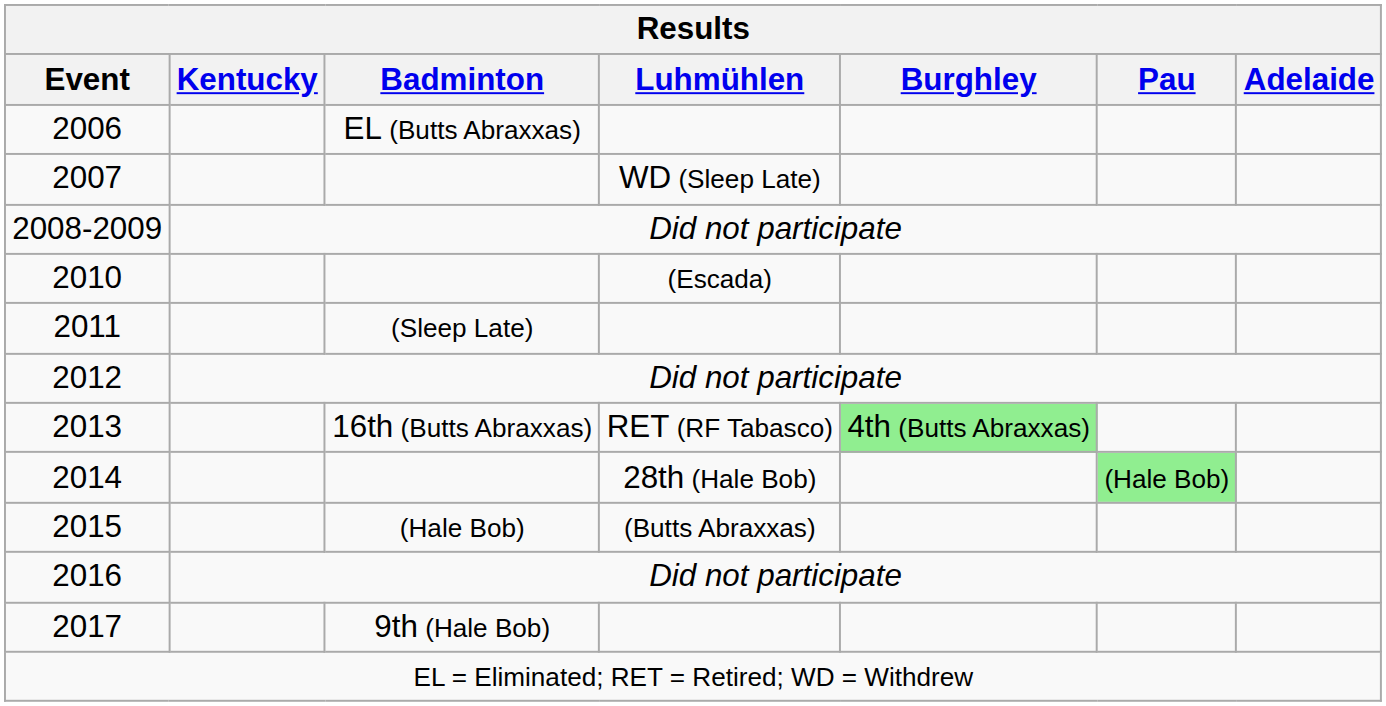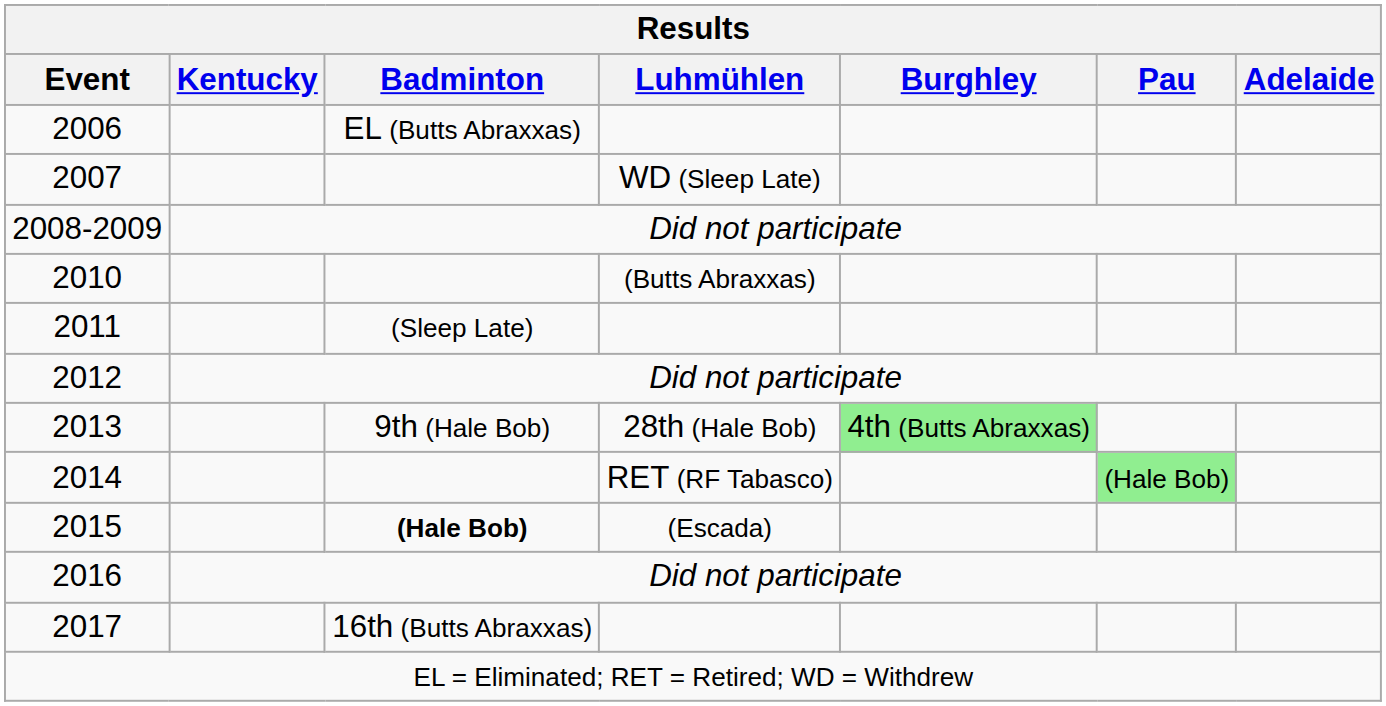(720, 280) (Escada) -> (720, 280) (Butts Abraxxas)
(462, 427) 16th (Butts Abraxxas) -> (462, 427) 9th (Hale Bob)
(720, 427) RET (RF Tabasco) -> (720, 427) 28th (Hale Bob)
(720, 476) 28th (Hale Bob) -> (720, 476) RET (RF Tabasco)
(462, 528) normal -> (462, 526) bold
(720, 528) (Butts Abraxxas) -> (720, 528) (Escada)
(462, 626) 9th (Hale Bob) -> (462, 626) 16th (Butts Abraxxas)
